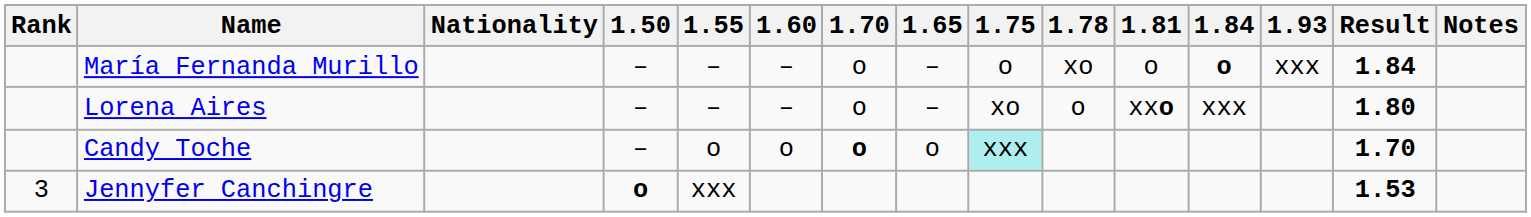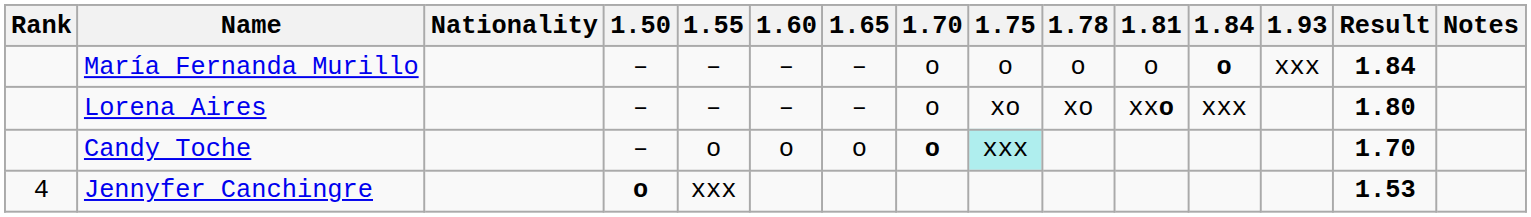columns swapped: (932, 26) <-> (859, 26)
(1078, 67) xo -> (1078, 67) o
(1078, 108) o -> (1078, 108) xo
(41, 191) 3 -> (41, 191) 4
